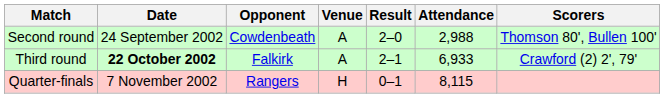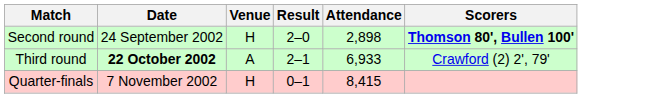- column: (272, 15)
(342, 37) A -> (250, 37) H
(456, 37) 2,988 -> (364, 37) 2,898
(578, 37) normal -> (491, 37) bold
(456, 81) 8,115 -> (364, 81) 8,415
